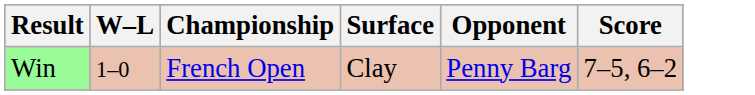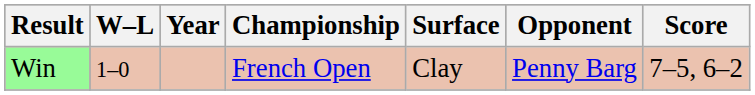+ column: (193, 25)
